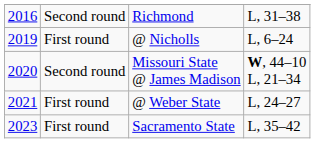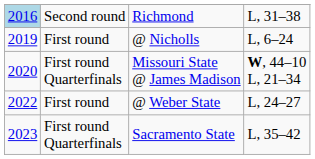(23, 16) no background -> (23, 16) lightblue background
(85, 71) Second round -> (83, 71) First round Quarterfinals
(23, 102) 2021 -> (23, 102) 2022
(77, 126) First round -> (83, 134) First round Quarterfinals
